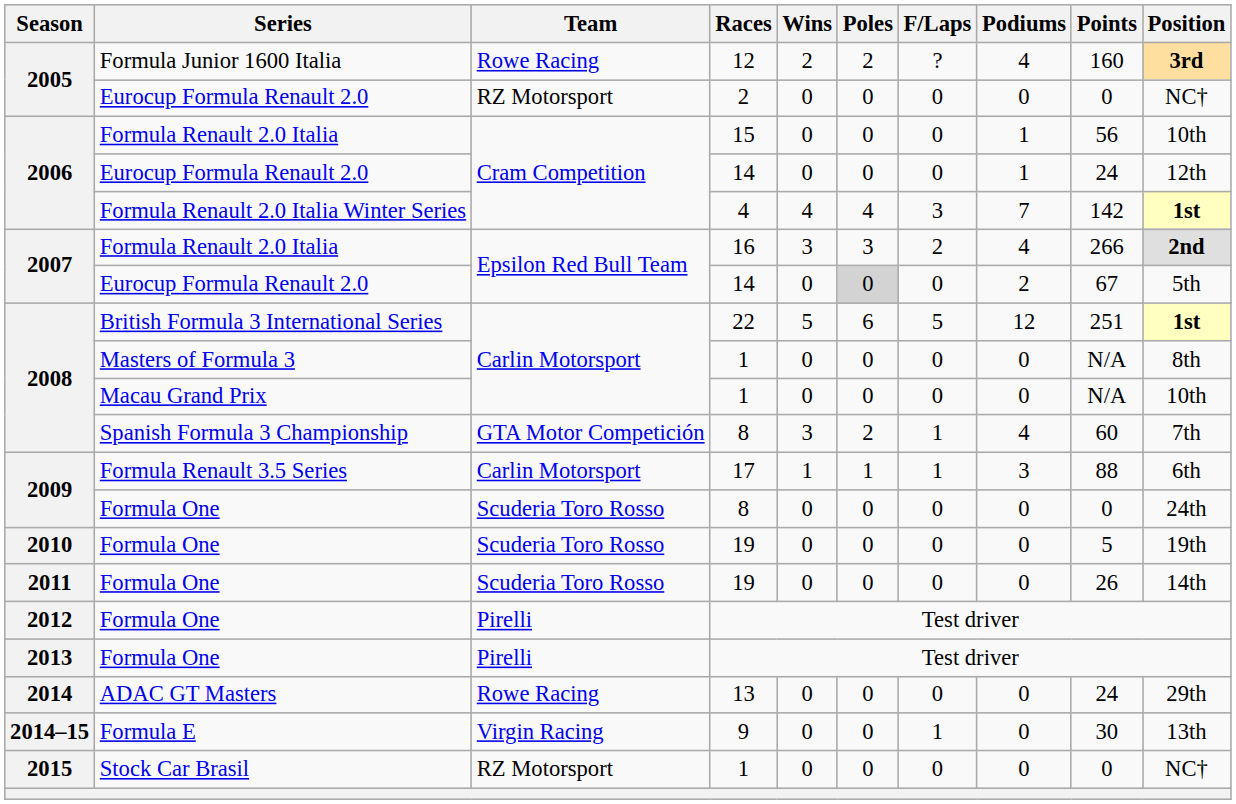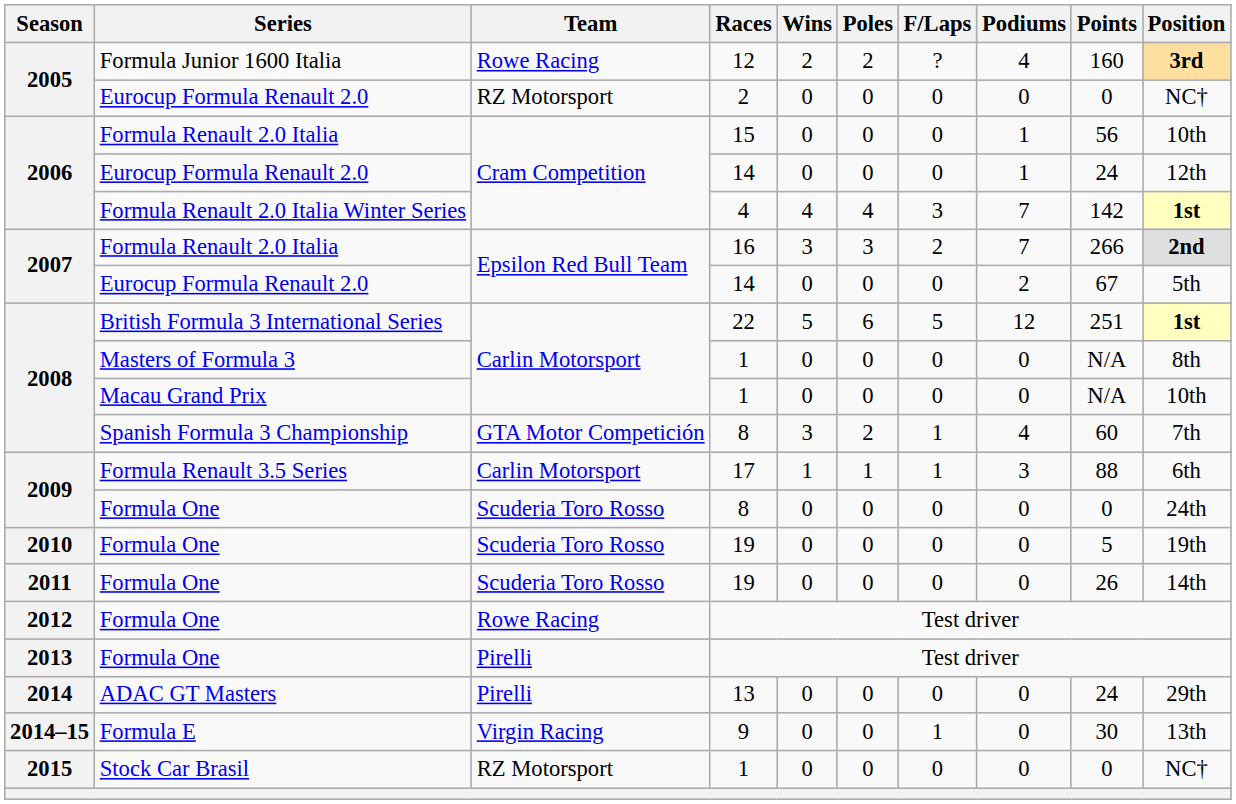(1024, 247) 4 -> (1024, 247) 7
(868, 284) lightgrey background -> (868, 284) no background
(504, 620) Pirelli -> (538, 620) Rowe Racing
(538, 694) Rowe Racing -> (504, 694) Pirelli
